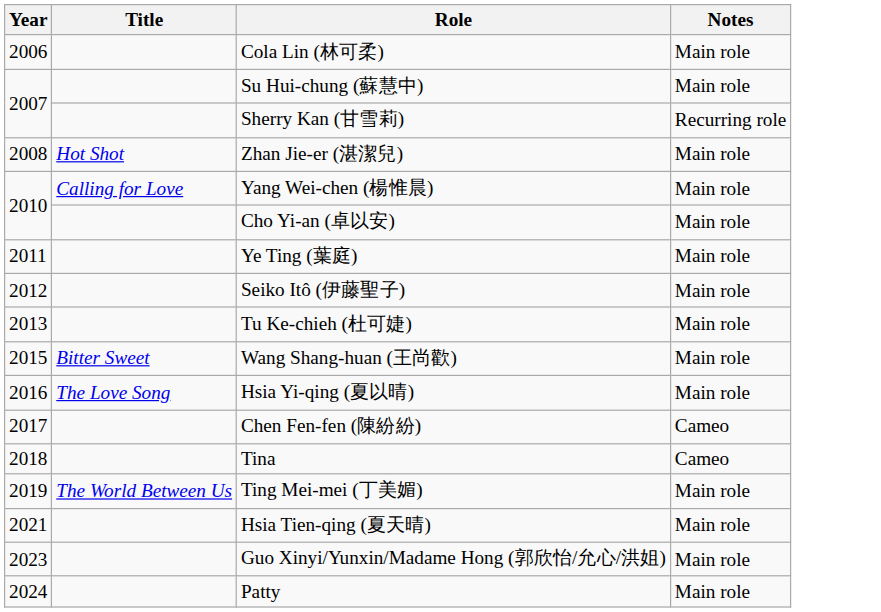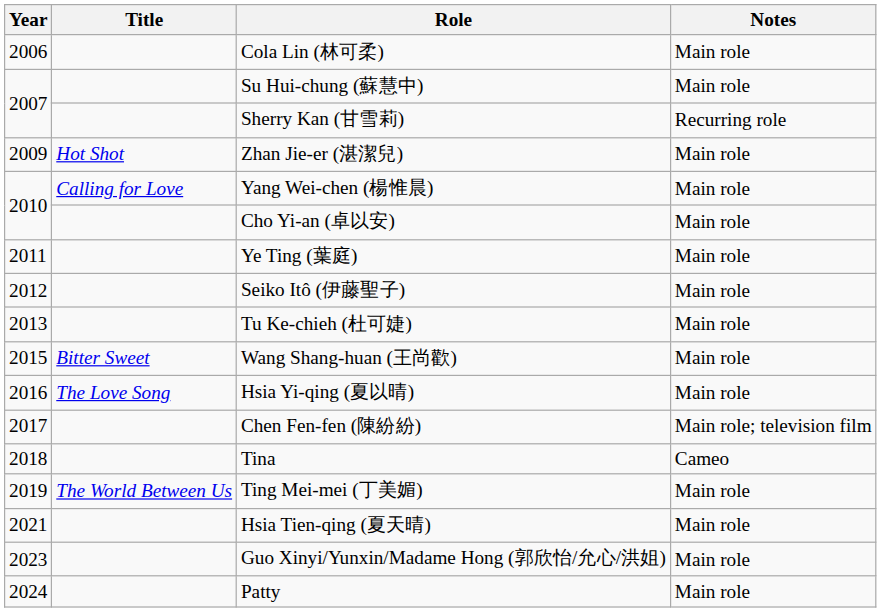(28, 154) 2008 -> (28, 154) 2009
(702, 426) Cameo -> (773, 426) Main role; television film
